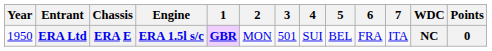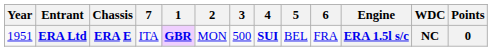columns swapped: (171, 15) <-> (398, 15)
(20, 35) 1950 -> (20, 35) 1951
(287, 35) 501 -> (242, 35) 500
(313, 35) normal -> (268, 35) bold
